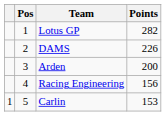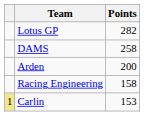- column: (25, 12)
(150, 48) 226 -> (129, 48) 258
(150, 83) 156 -> (129, 83) 158
(10, 101) no background -> (10, 101) khaki background
